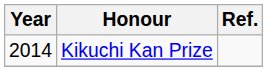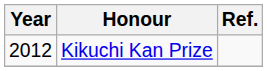(31, 50) 2014 -> (31, 50) 2012
